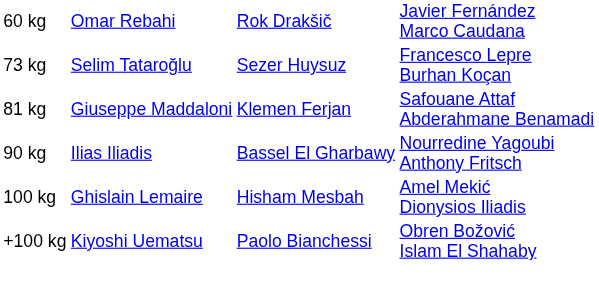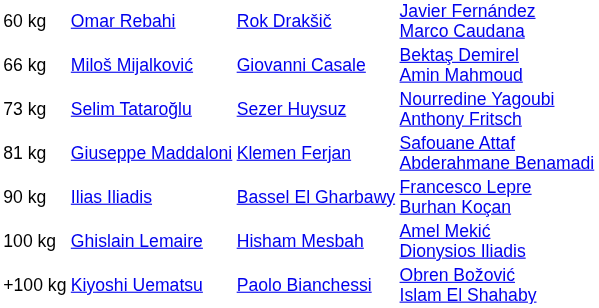+ row: (25, 65)
(466, 65) Francesco Lepre Burhan Koçan -> (477, 109) Nourredine Yagoubi Anthony Fritsch
(477, 153) Nourredine Yagoubi Anthony Fritsch -> (466, 197) Francesco Lepre Burhan Koçan
